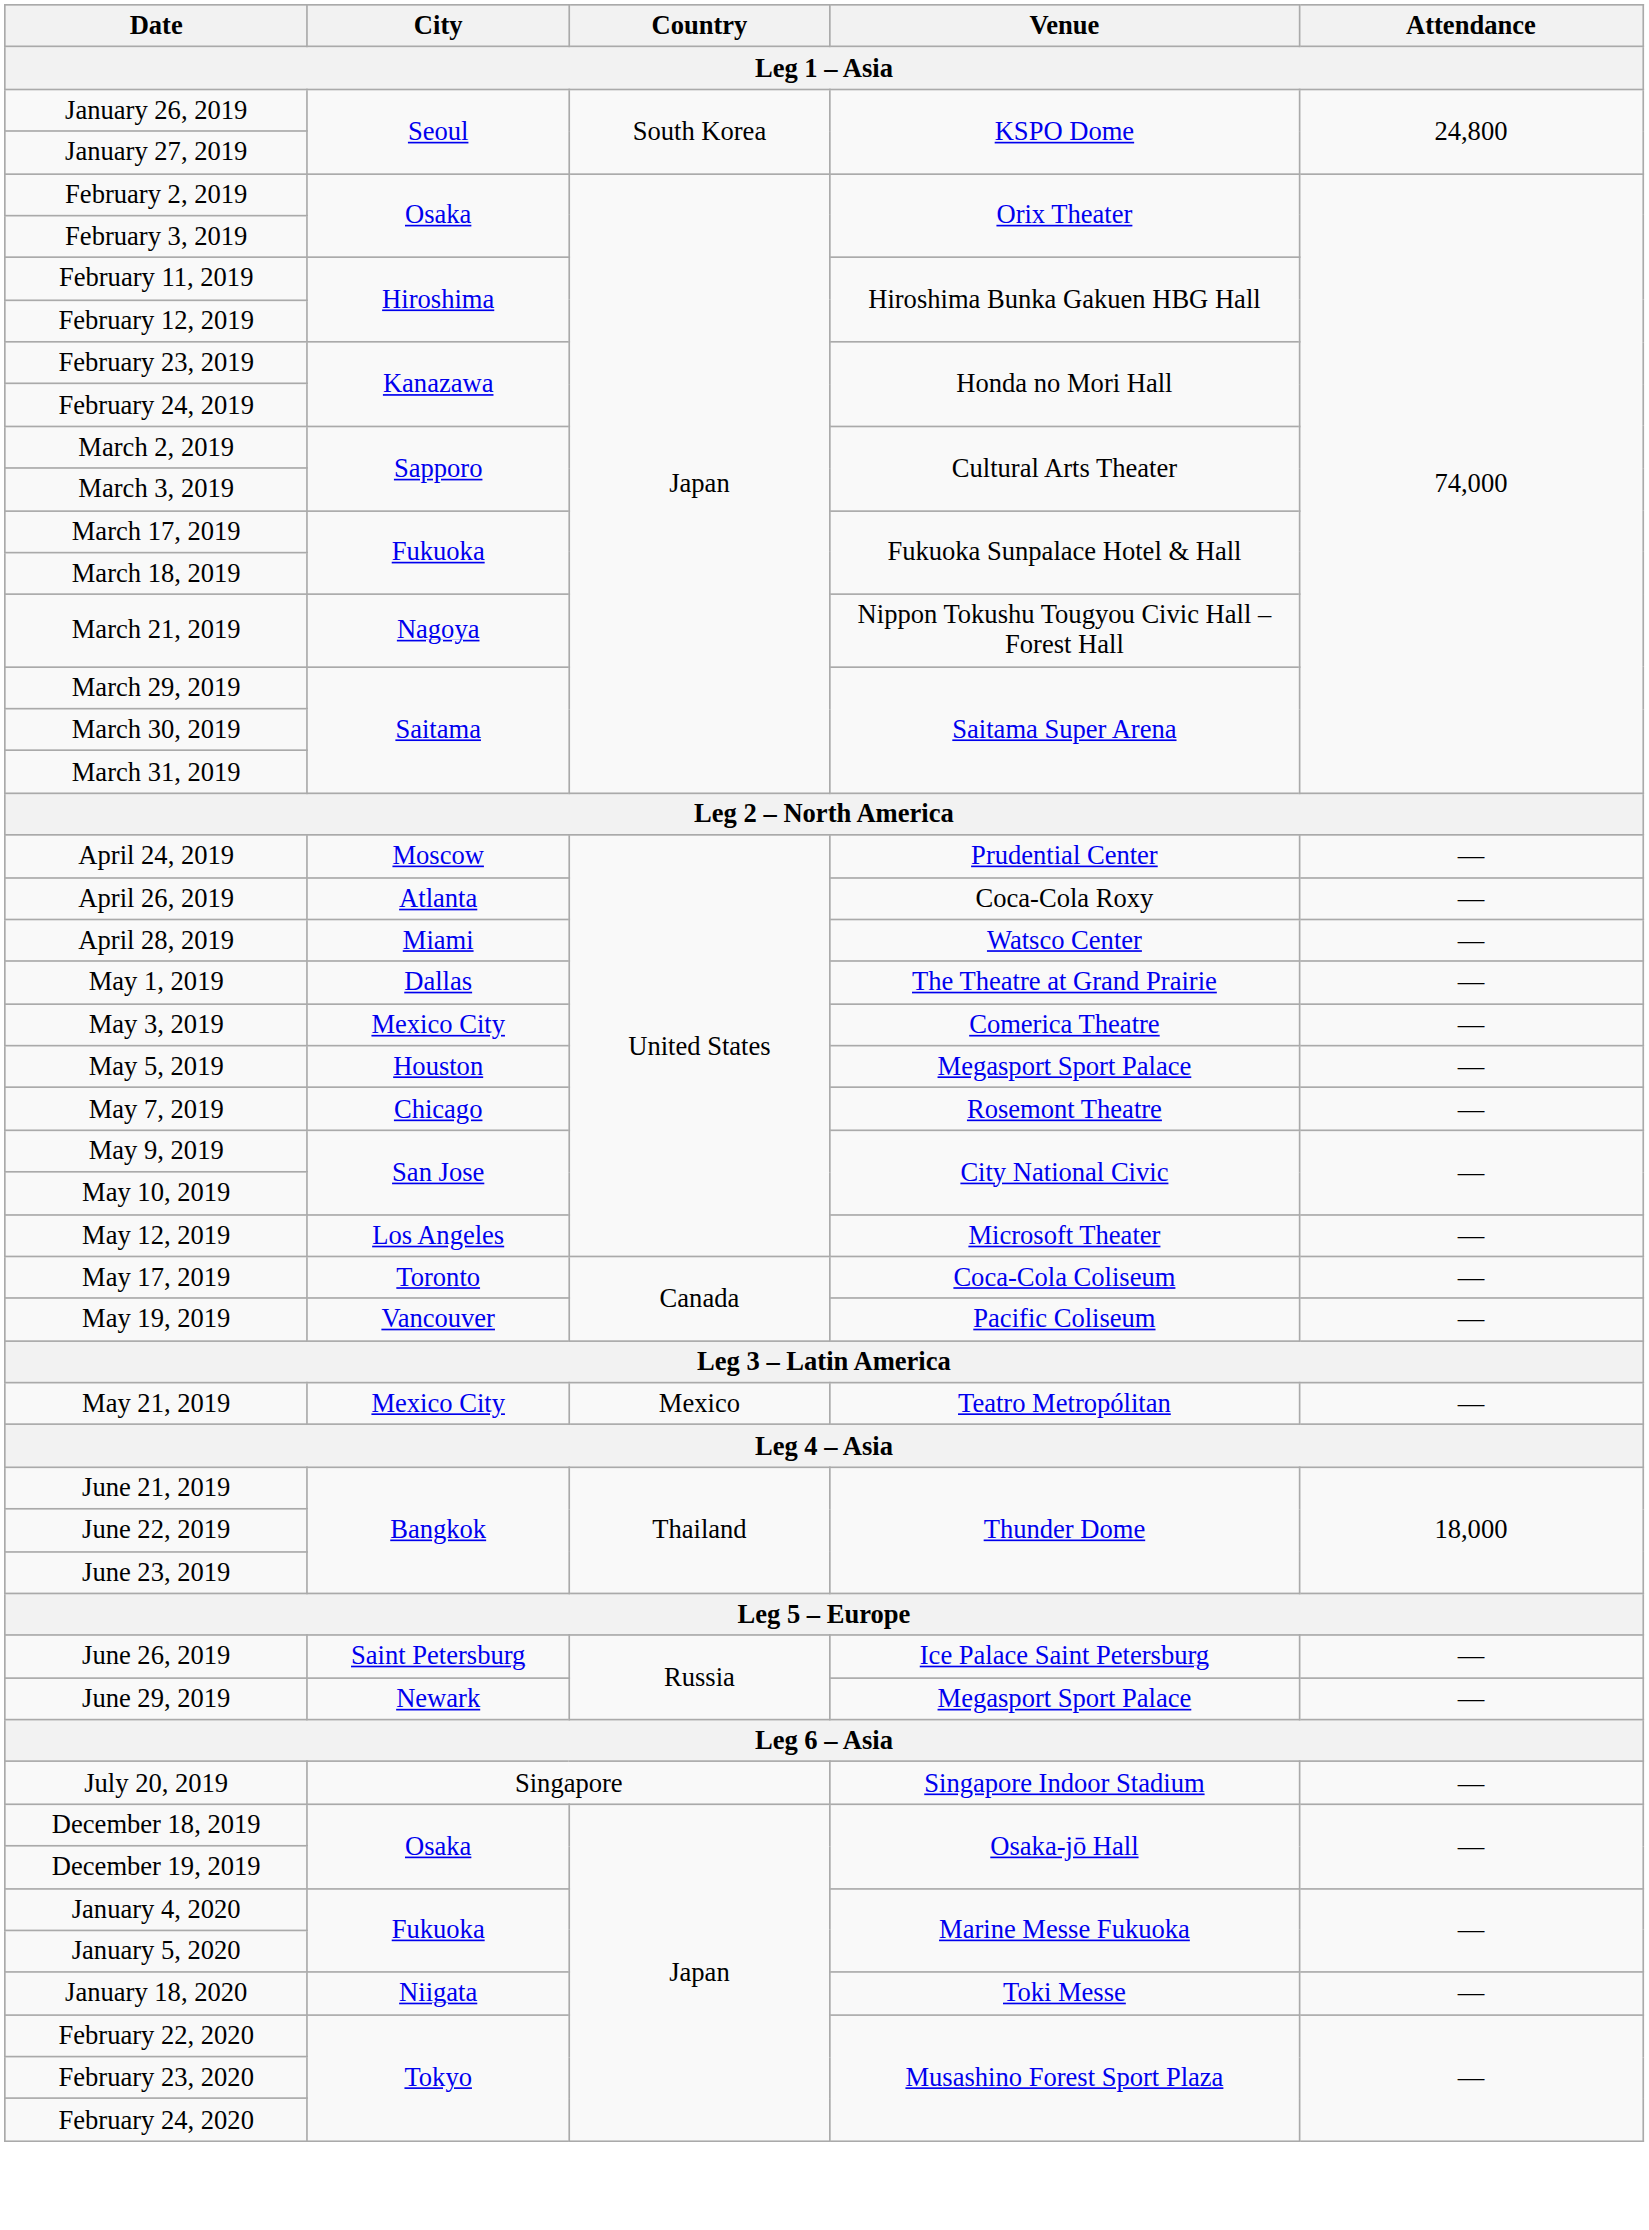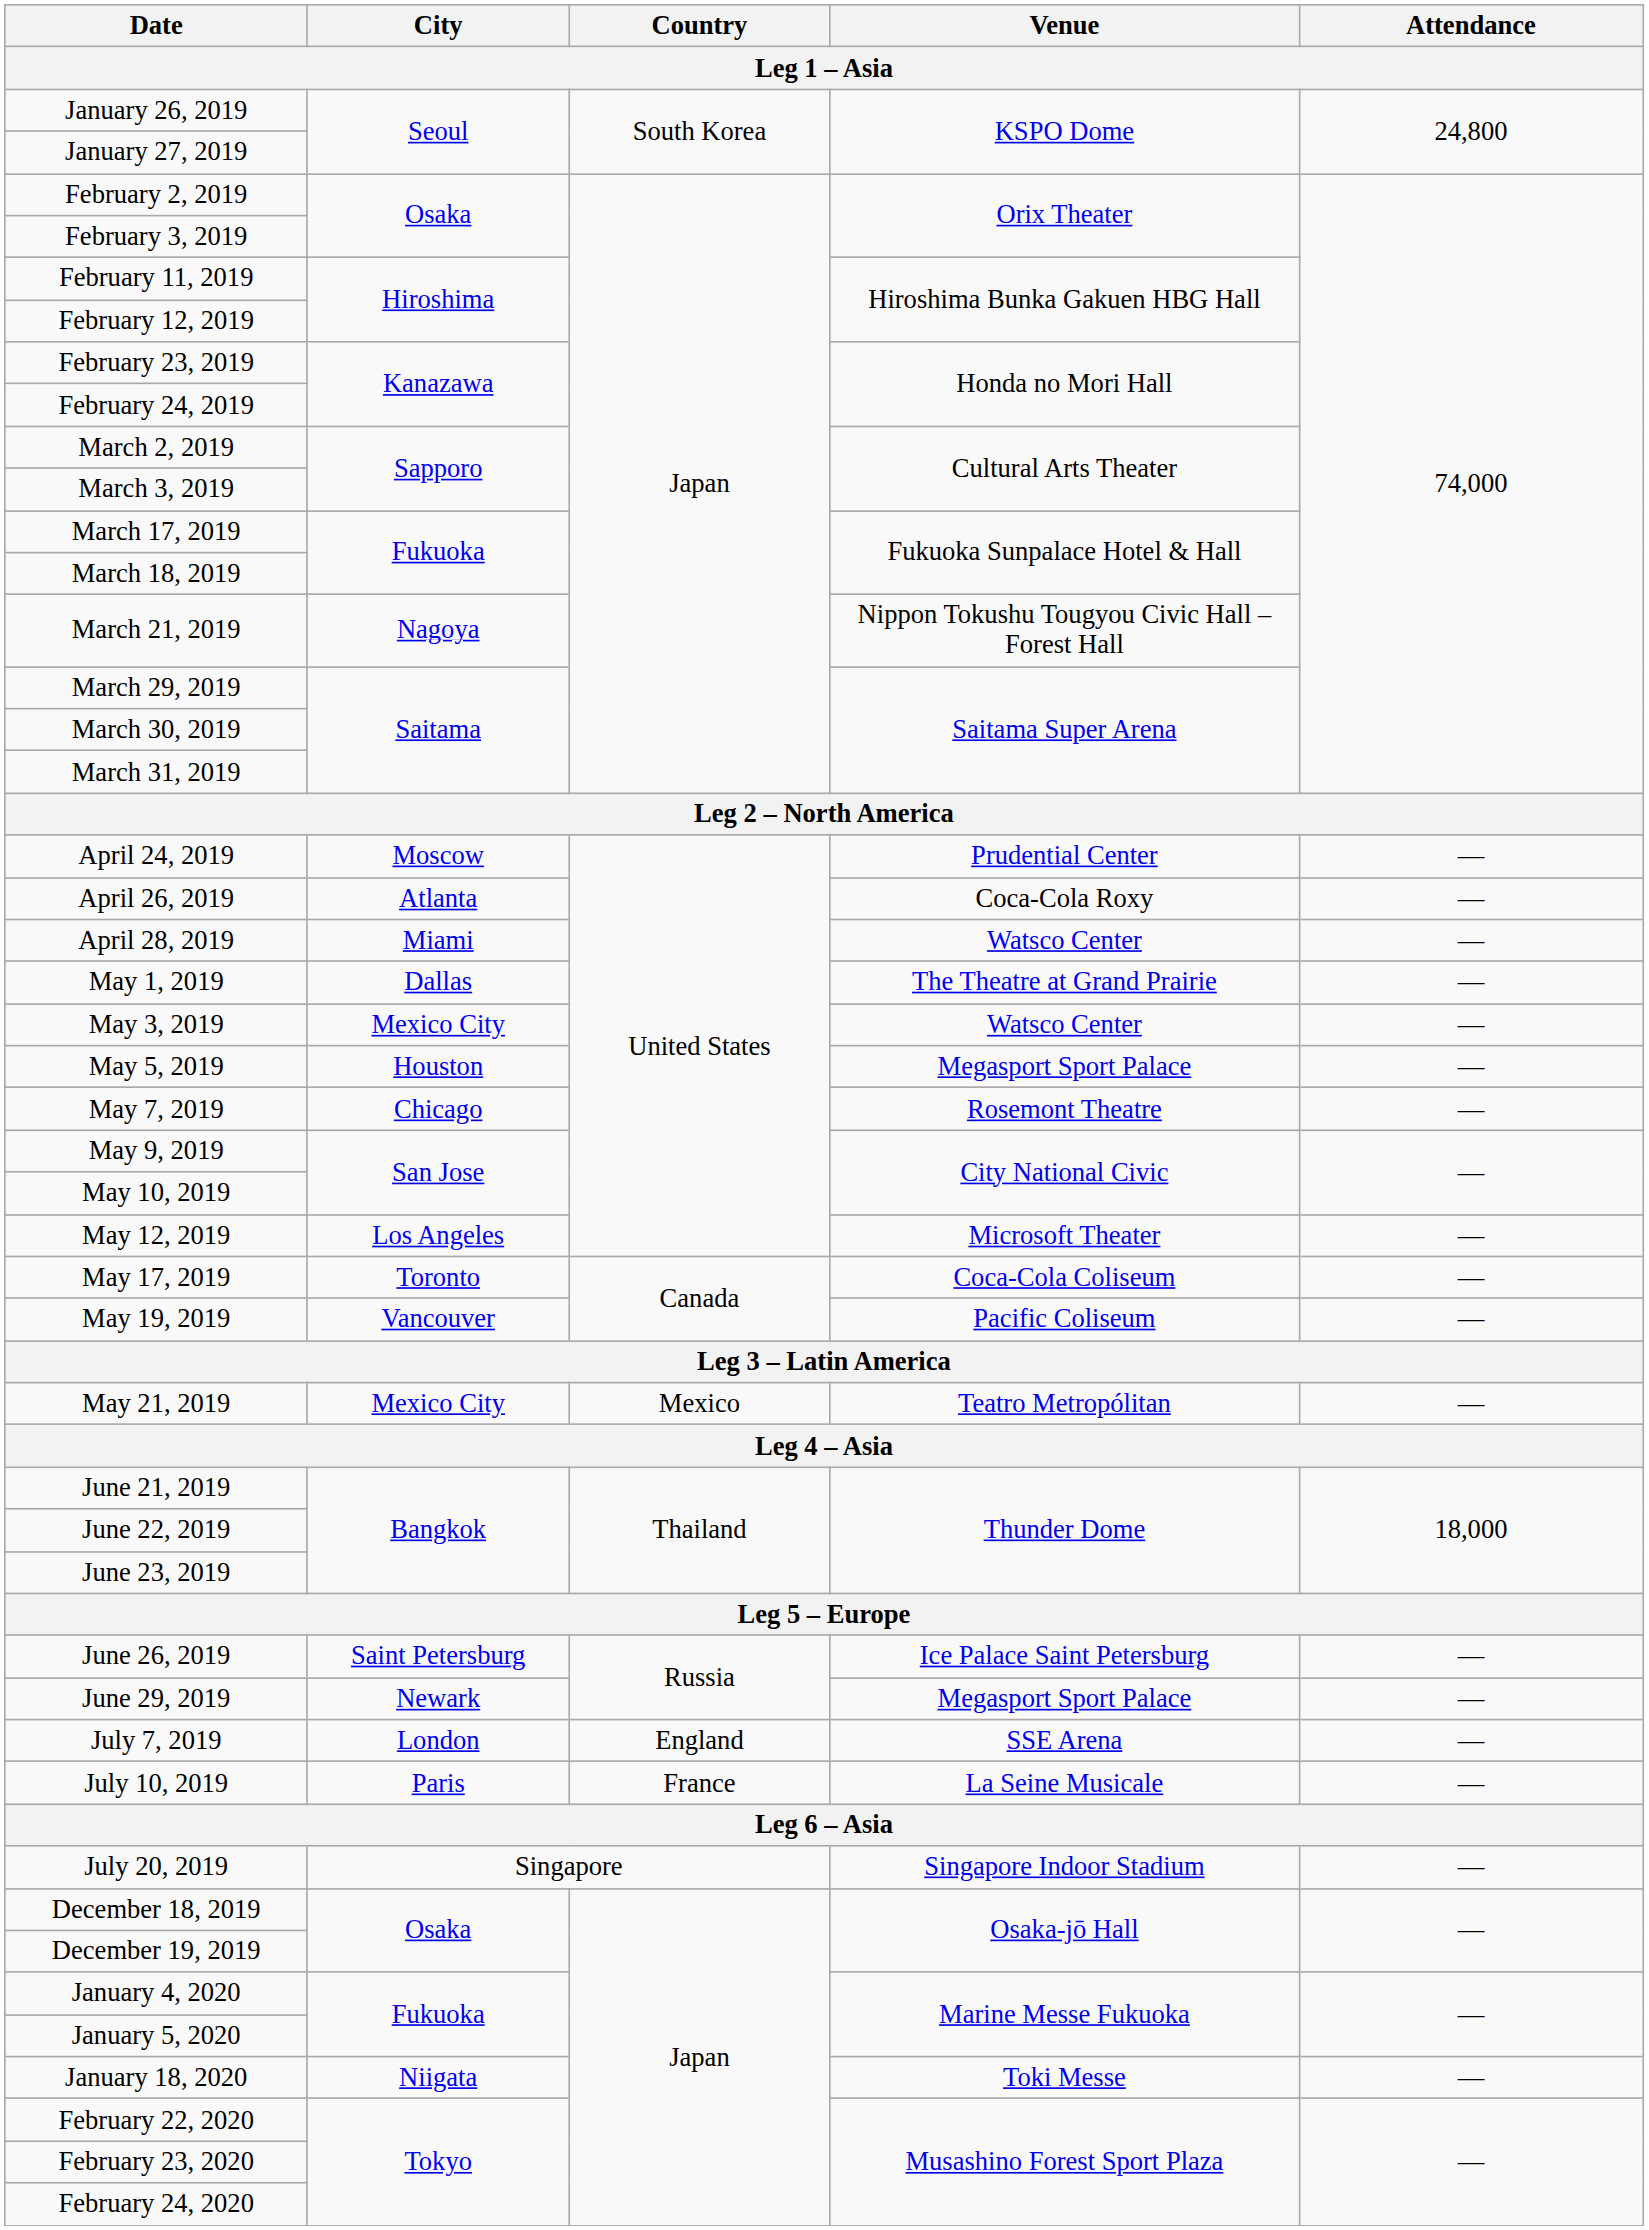(1064, 1024) Comerica Theatre -> (1064, 1024) Watsco Center
+ row: (156, 1740)
+ row: (156, 1782)
